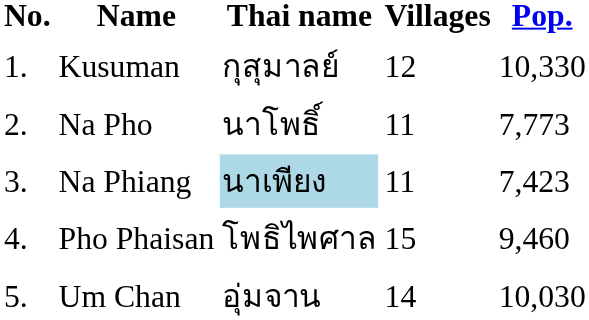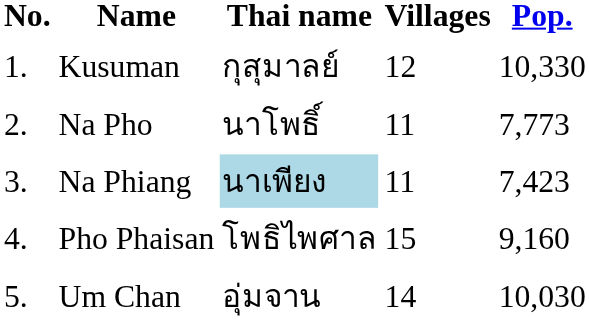(534, 238) 9,460 -> (534, 238) 9,160
